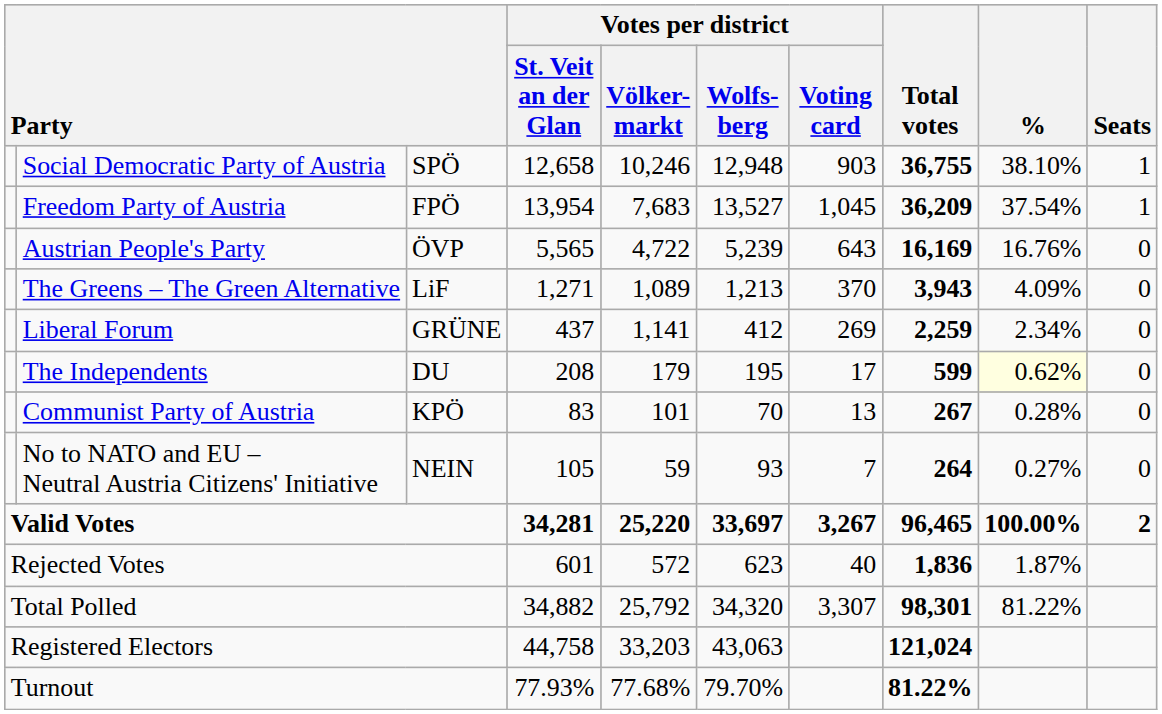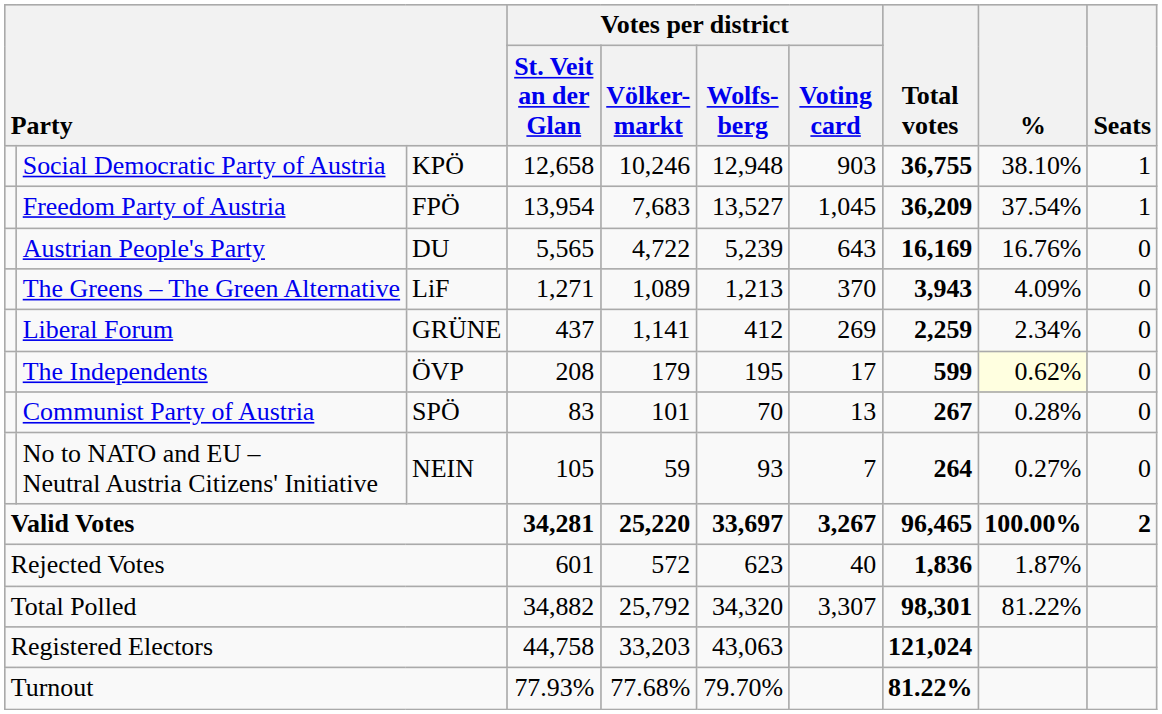(436, 165) SPÖ -> (438, 165) KPÖ
(438, 247) ÖVP -> (431, 247) DU
(431, 371) DU -> (438, 371) ÖVP
(438, 412) KPÖ -> (436, 412) SPÖ
